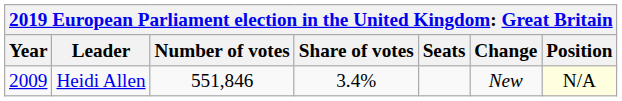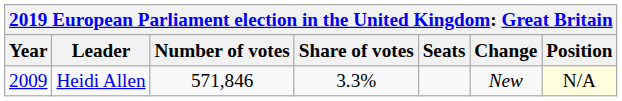(222, 80) 551,846 -> (222, 80) 571,846
(356, 80) 3.4% -> (356, 80) 3.3%
